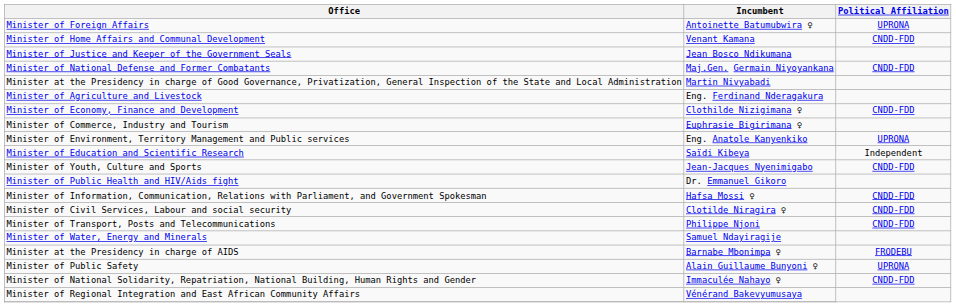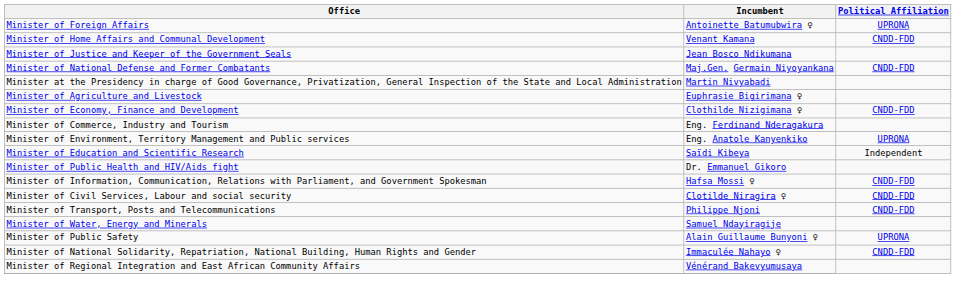(755, 97) Eng. Ferdinand Nderagakura -> (744, 97) Euphrasie Bigirimana ♀
(744, 125) Euphrasie Bigirimana ♀ -> (755, 125) Eng. Ferdinand Nderagakura
- row: (104, 167)
- row: (123, 252)
